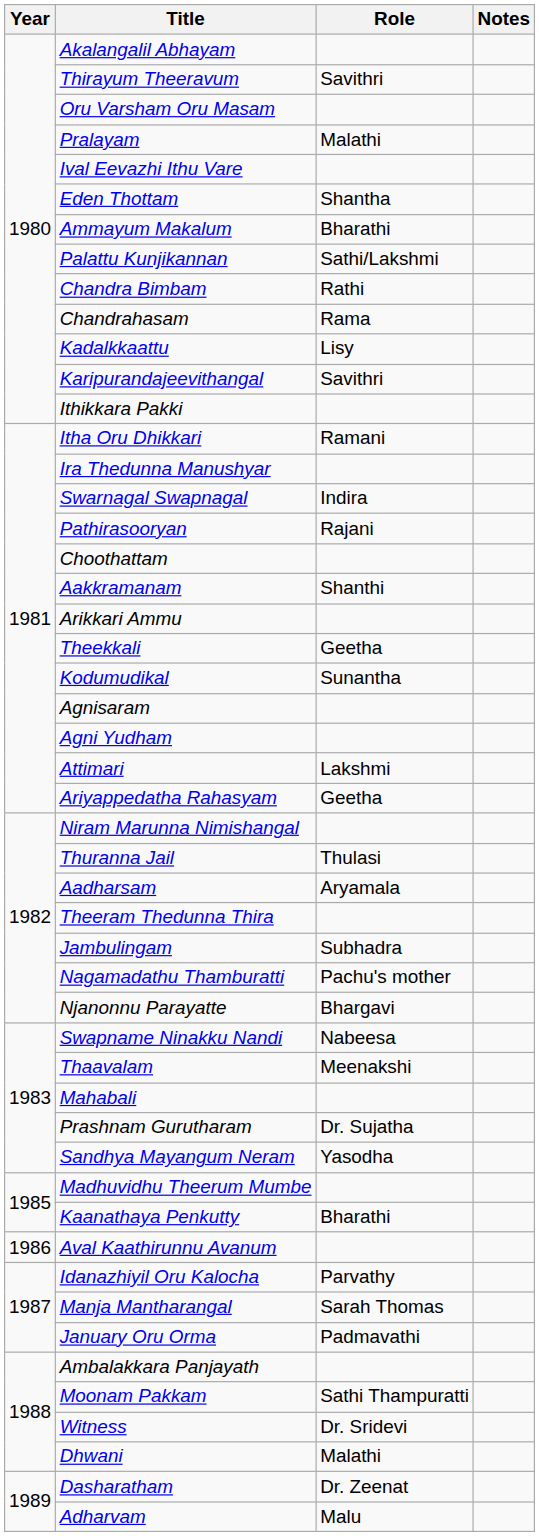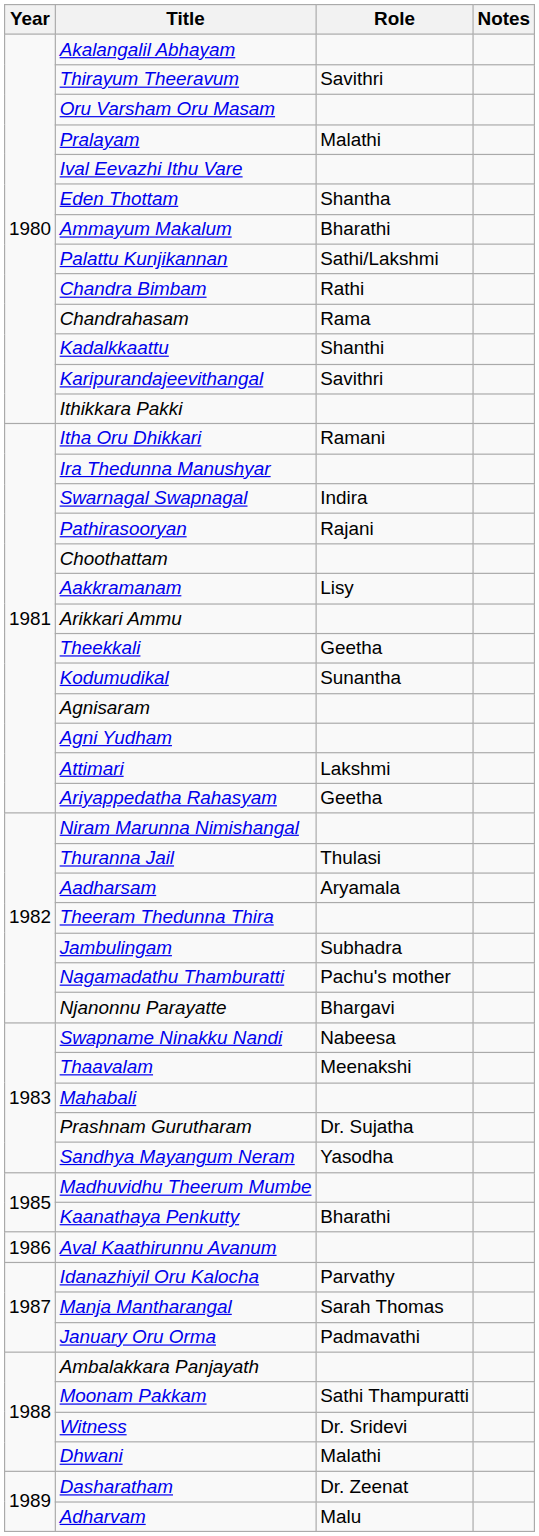(337, 348) Lisy -> (352, 348) Shanthi
(352, 588) Shanthi -> (337, 588) Lisy
